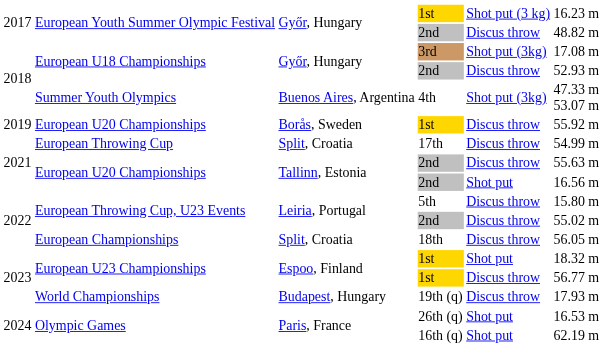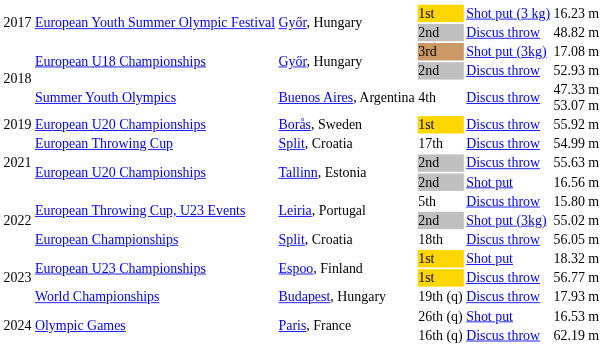(506, 97) Shot put (3kg) -> (503, 97) Discus throw
(503, 220) Discus throw -> (506, 220) Shot put (3kg)
(490, 335) Shot put -> (503, 335) Discus throw
